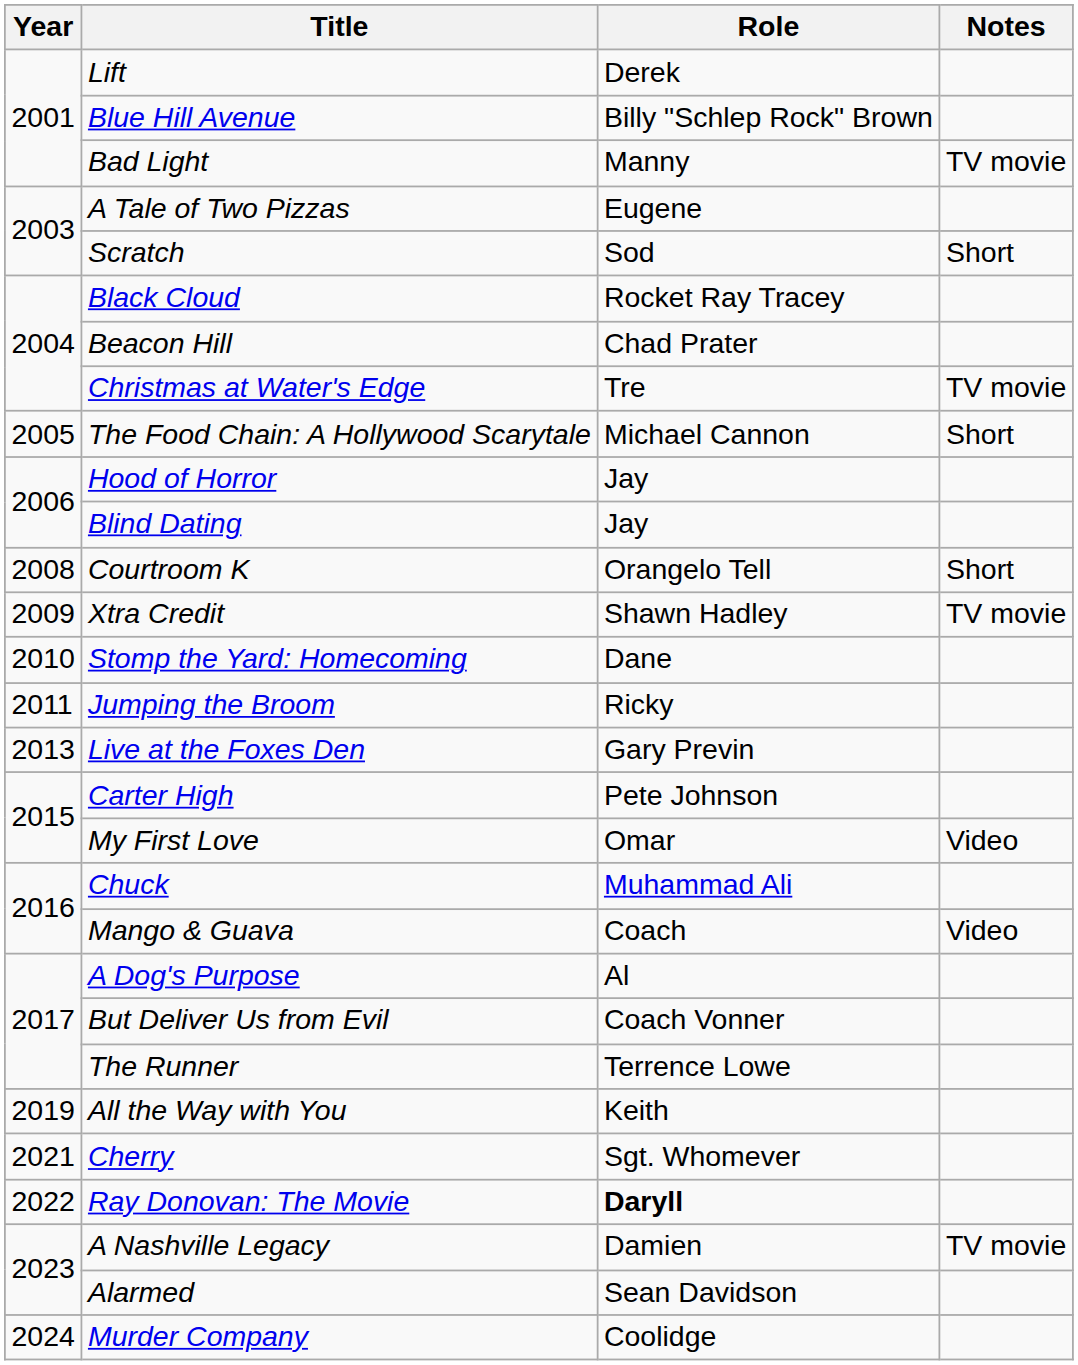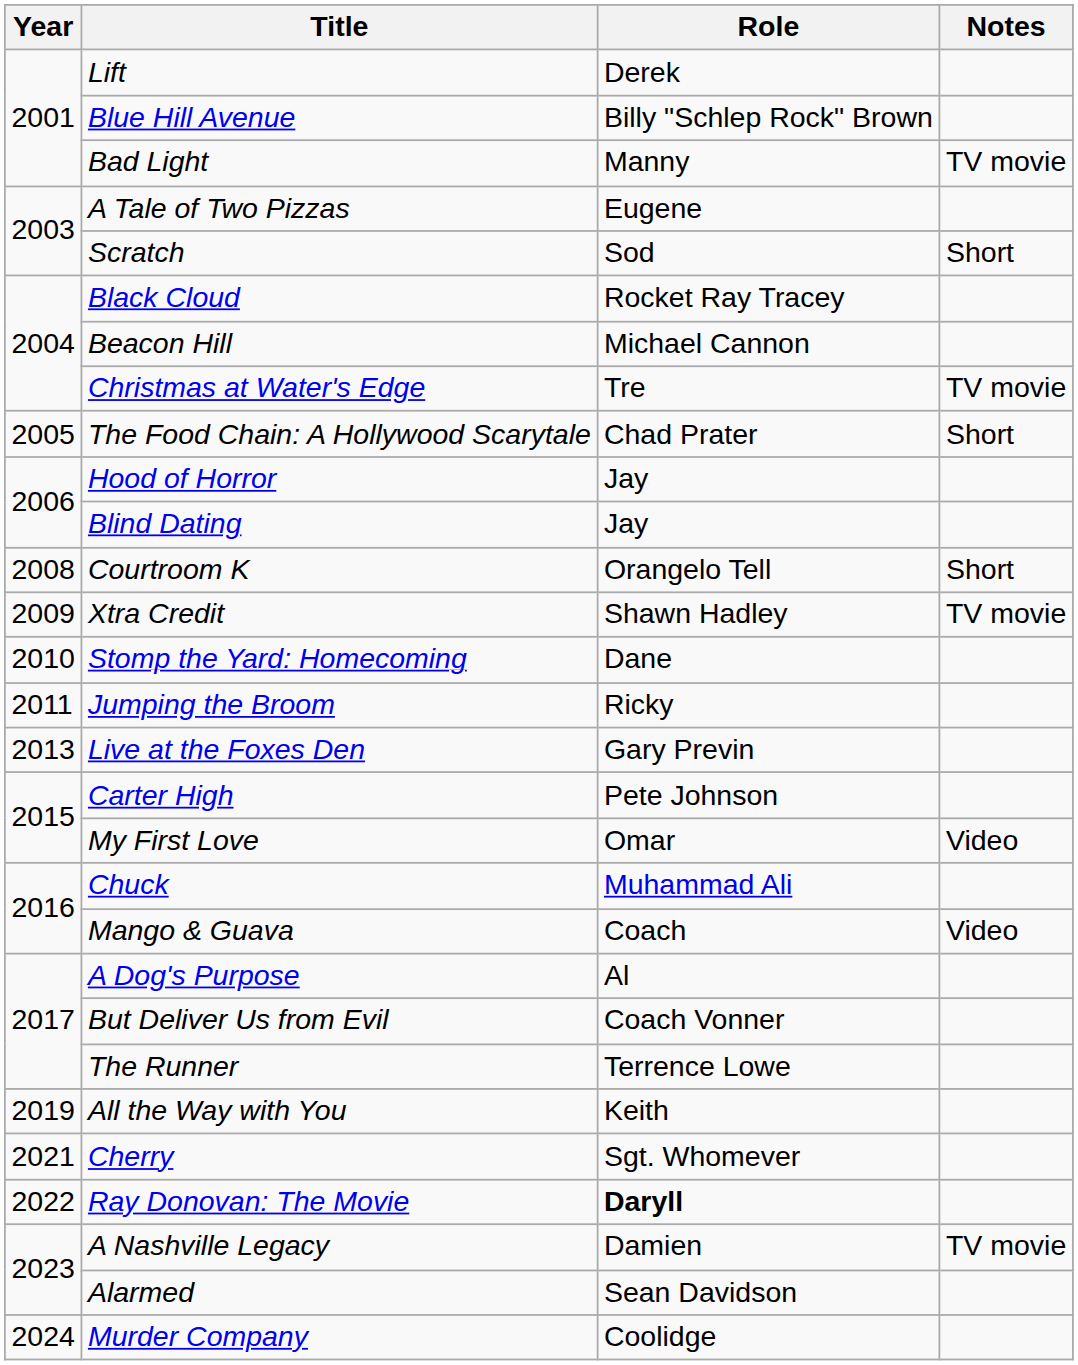(681, 343) Chad Prater -> (707, 343) Michael Cannon
(707, 433) Michael Cannon -> (681, 433) Chad Prater
